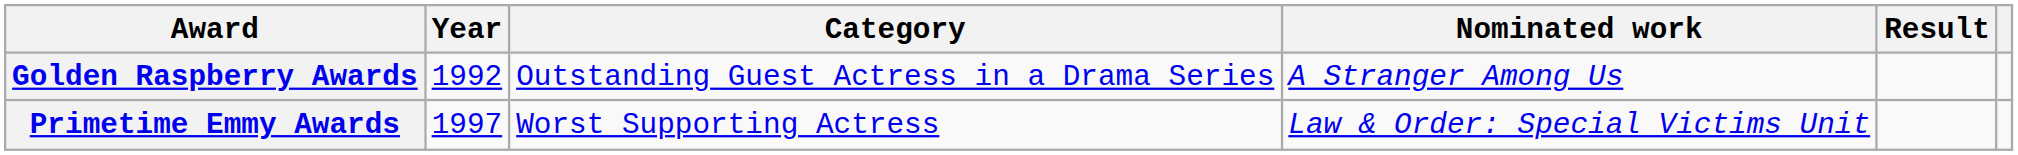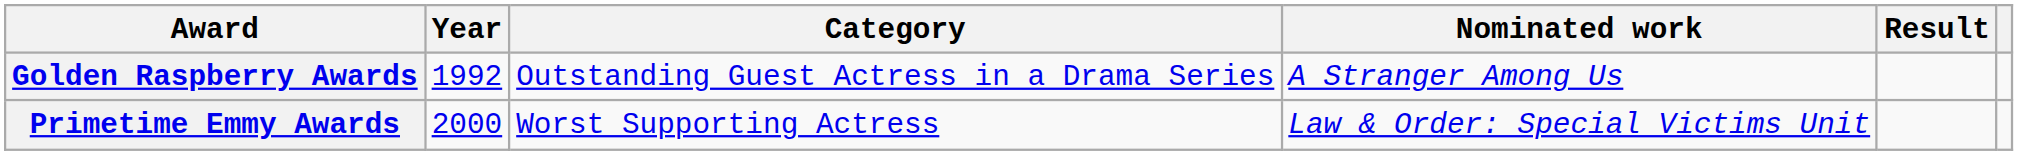(467, 125) 1997 -> (467, 125) 2000
